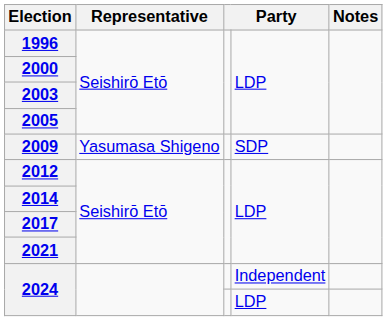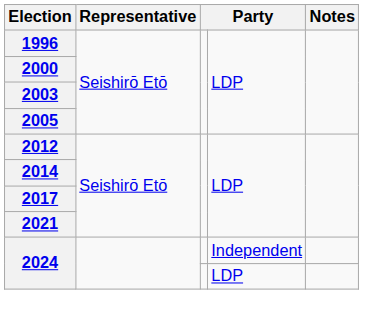- row: (40, 146)
